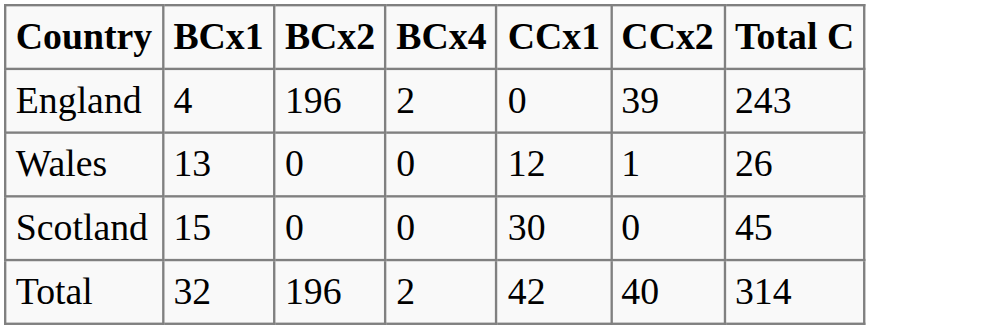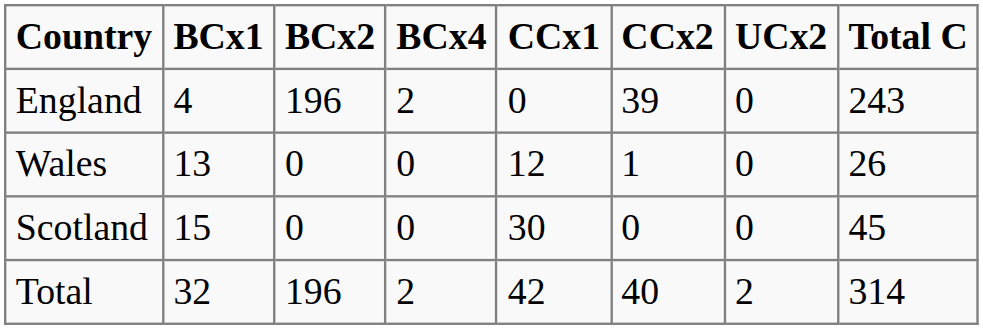+ column: (781, 36)
